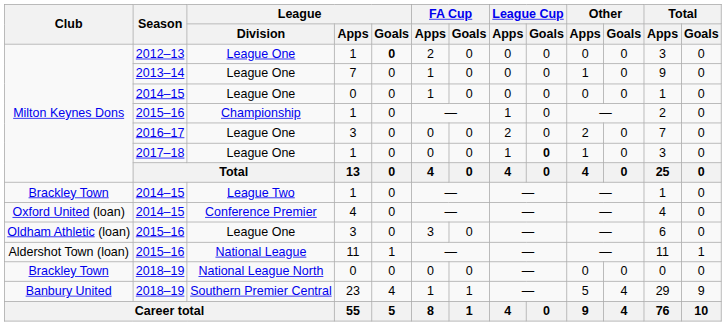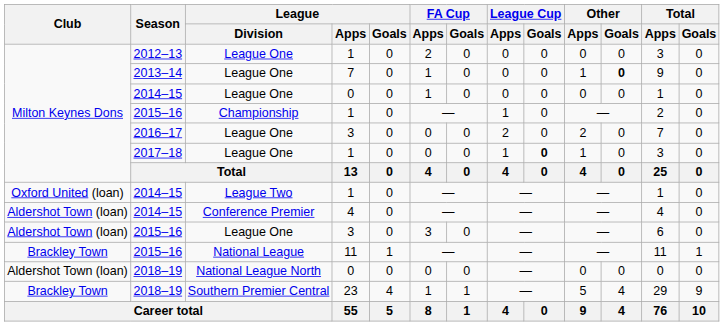(392, 53) bold -> (389, 53) normal
(624, 73) normal -> (622, 73) bold
(69, 192) Brackley Town -> (68, 192) Oxford United (loan)
(69, 212) Oxford United (loan) -> (68, 212) Aldershot Town (loan)
(69, 232) Oldham Athletic (loan) -> (68, 232) Aldershot Town (loan)
(69, 251) Aldershot Town (loan) -> (68, 251) Brackley Town
(69, 271) Brackley Town -> (68, 271) Aldershot Town (loan)
(69, 291) Banbury United -> (68, 291) Brackley Town
